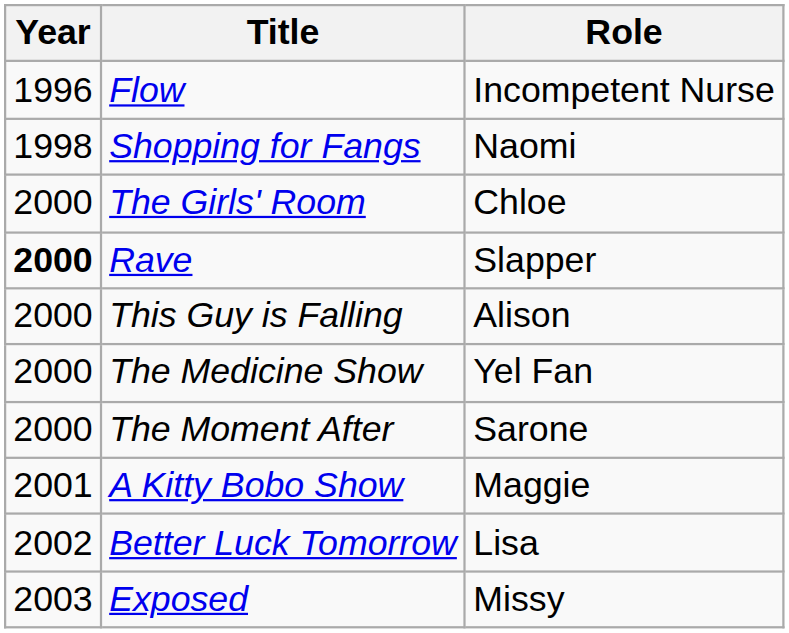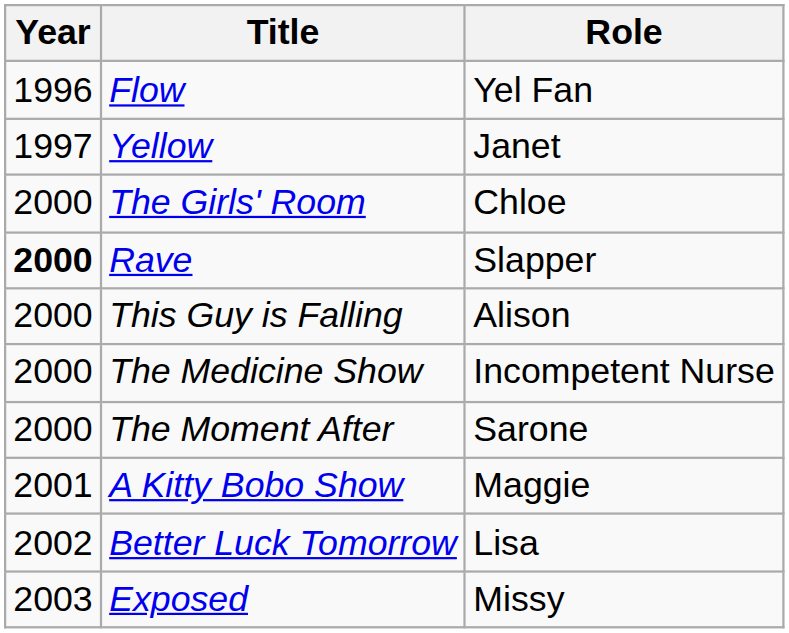(624, 89) Incompetent Nurse -> (533, 89) Yel Fan
+ row: (161, 145)
- row: (265, 145)
(533, 372) Yel Fan -> (624, 372) Incompetent Nurse
